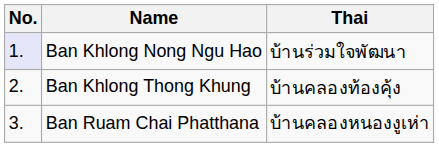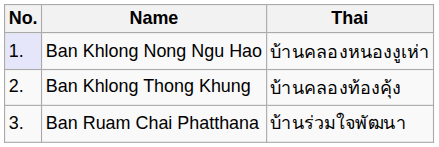(338, 51) บ้านร่วมใจพัฒนา -> (350, 51) บ้านคลองหนองงูเห่า
(350, 124) บ้านคลองหนองงูเห่า -> (338, 124) บ้านร่วมใจพัฒนา
